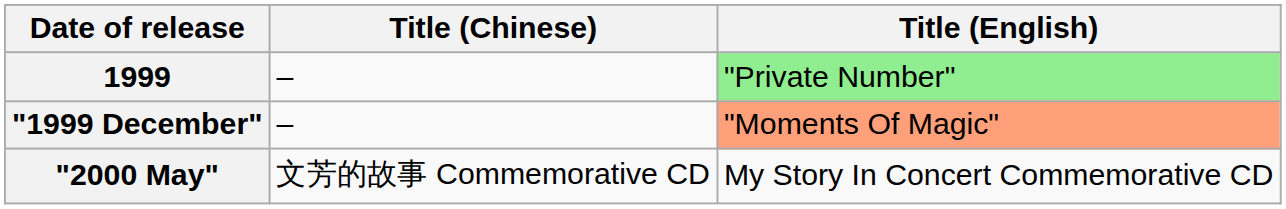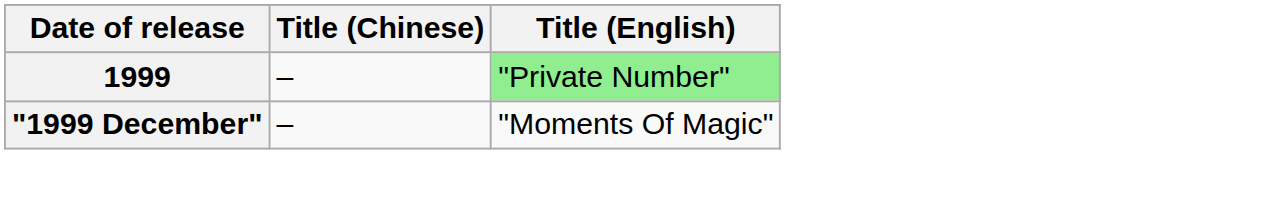(861, 124) lightsalmon background -> (636, 124) no background
- row: (137, 175)
